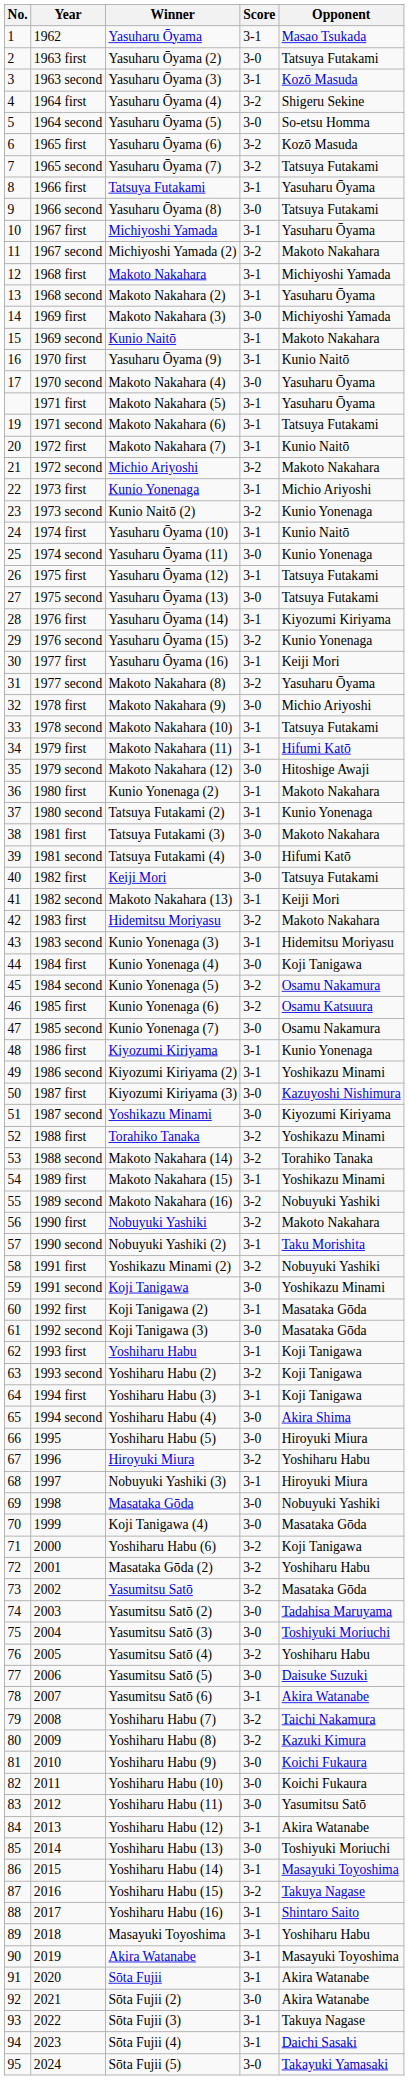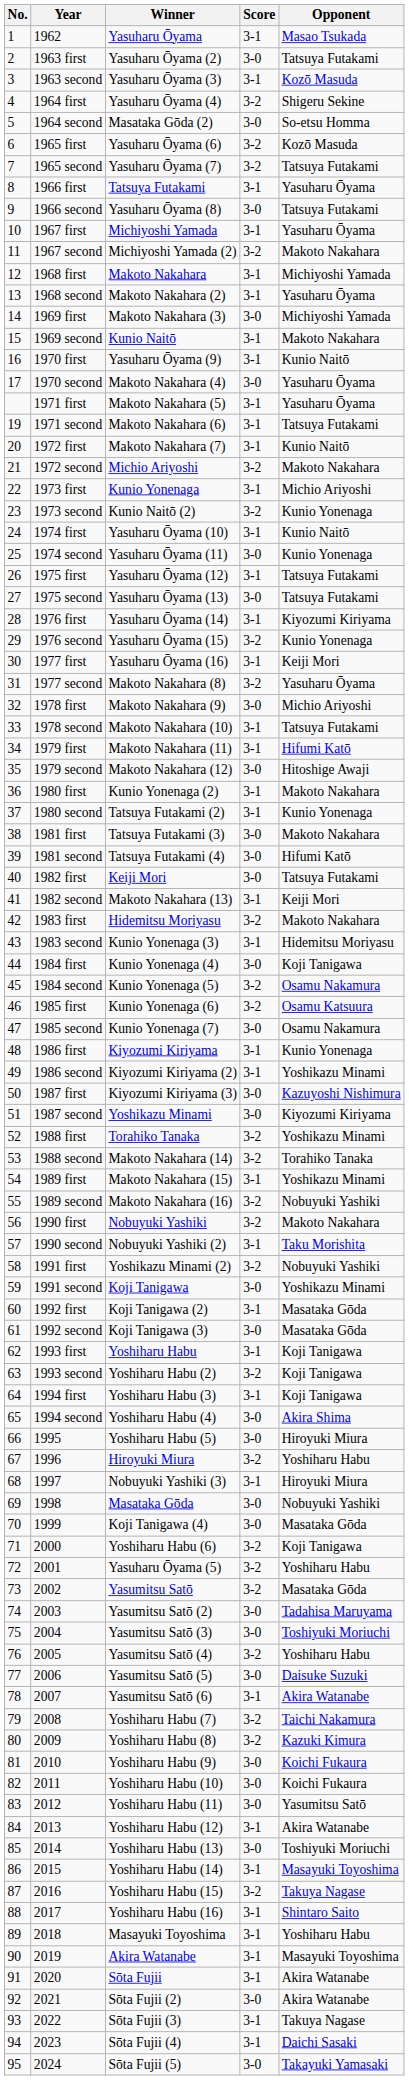(165, 123) Yasuharu Ōyama (5) -> (161, 123) Masataka Gōda (2)
(161, 1568) Masataka Gōda (2) -> (165, 1568) Yasuharu Ōyama (5)
